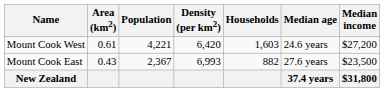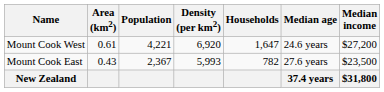(209, 44) 6,420 -> (209, 44) 6,920
(267, 44) 1,603 -> (267, 44) 1,647
(209, 61) 6,993 -> (209, 61) 5,993
(271, 61) 882 -> (271, 61) 782
